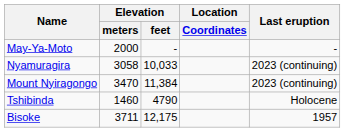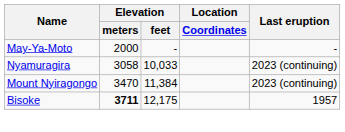- row: (30, 100)
(127, 118) normal -> (126, 100) bold
